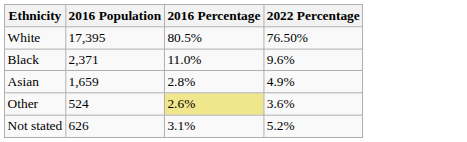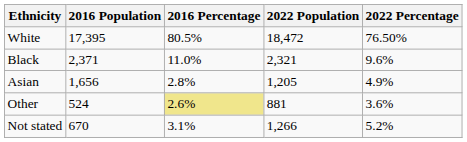+ column: (313, 15)
(84, 82) 1,659 -> (84, 82) 1,656
(79, 126) 626 -> (79, 126) 670
